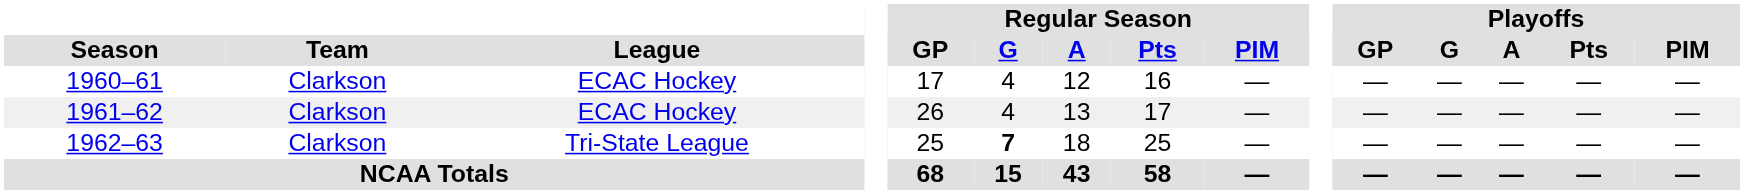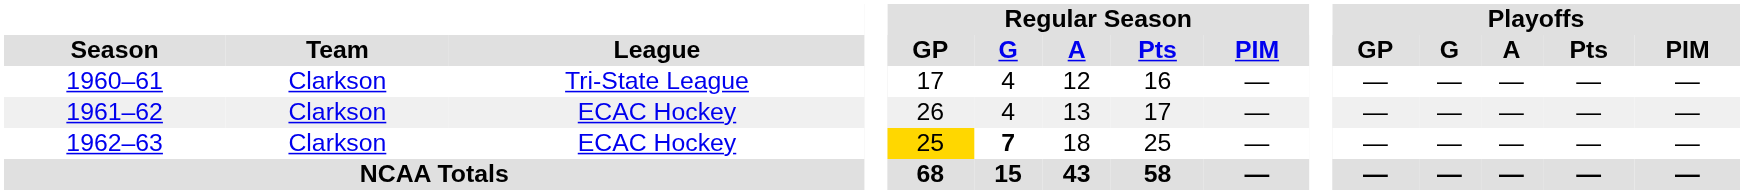(657, 81) ECAC Hockey -> (657, 81) Tri-State League
(657, 143) Tri-State League -> (657, 143) ECAC Hockey
(930, 143) no background -> (930, 143) gold background
